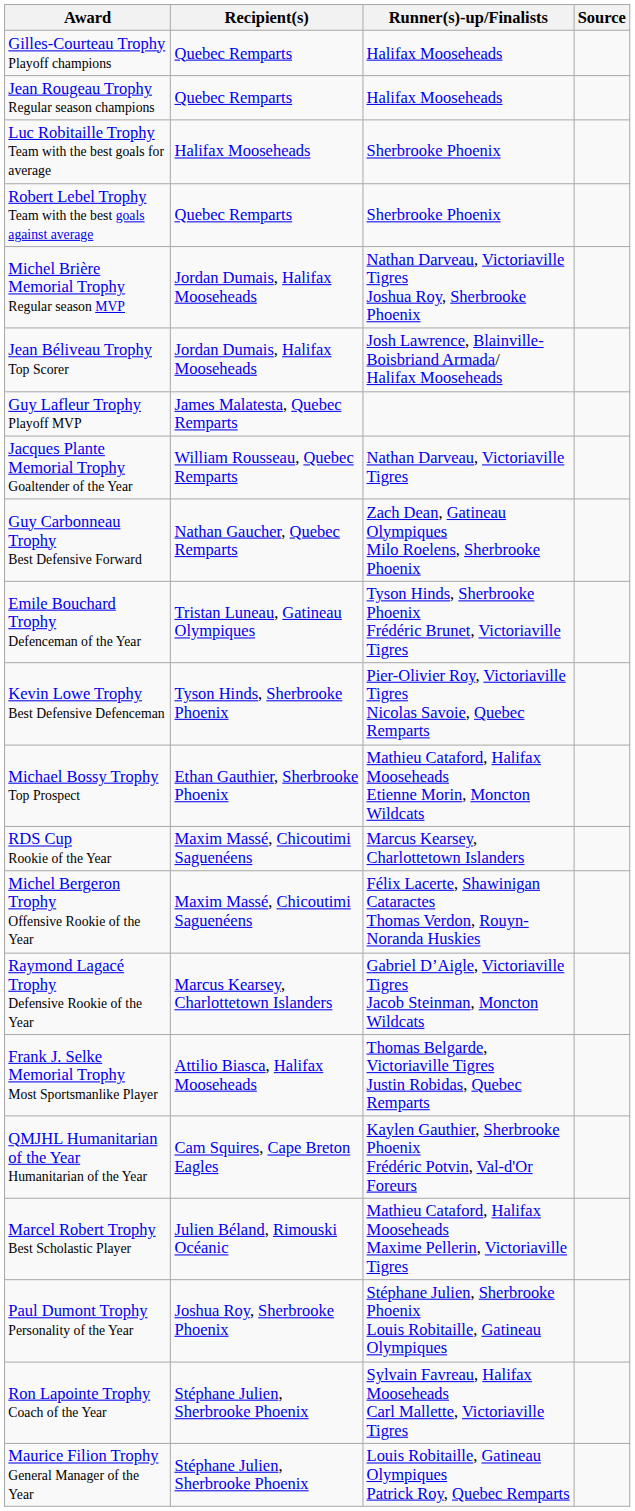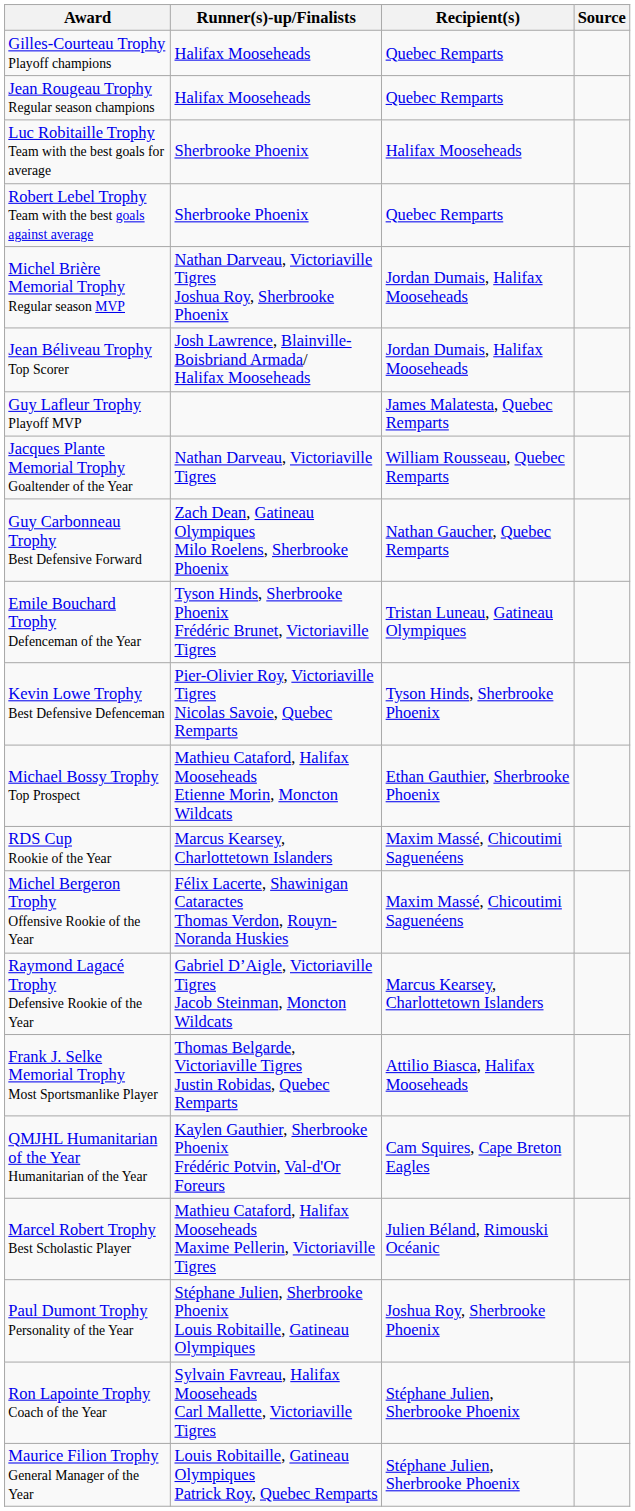columns swapped: (267, 17) <-> (468, 17)
